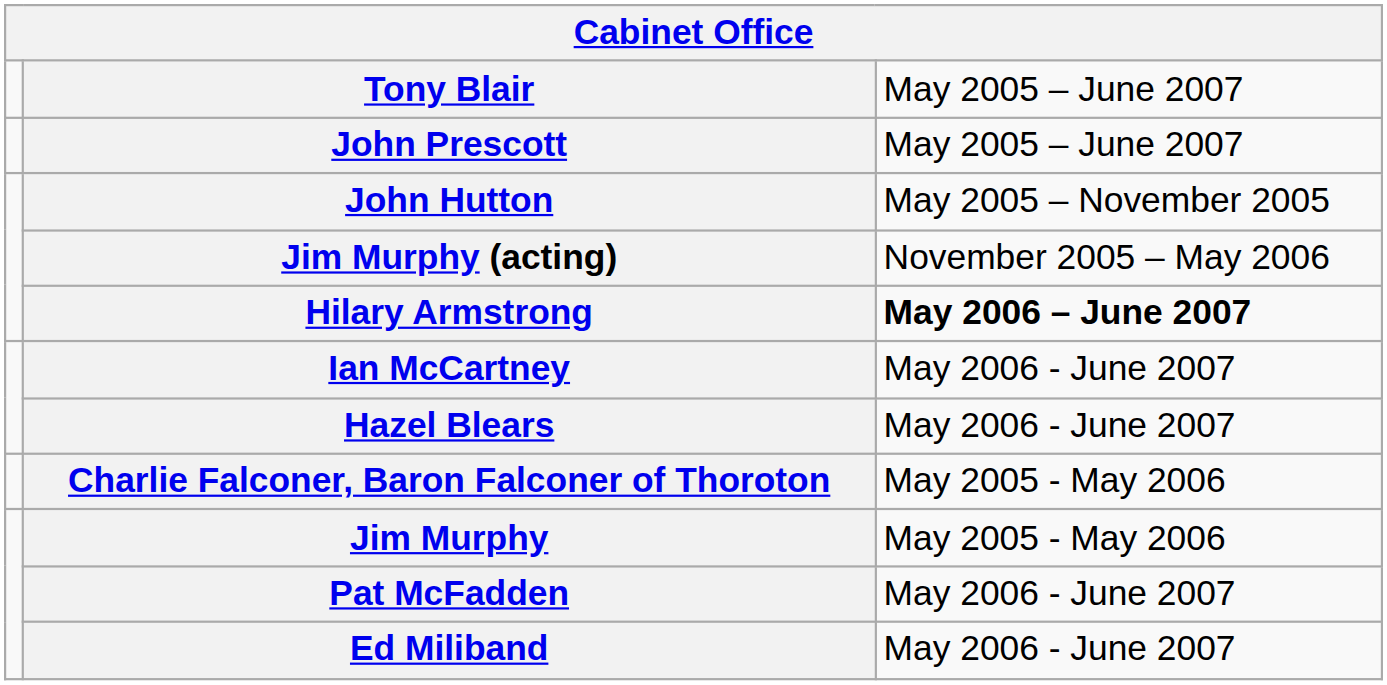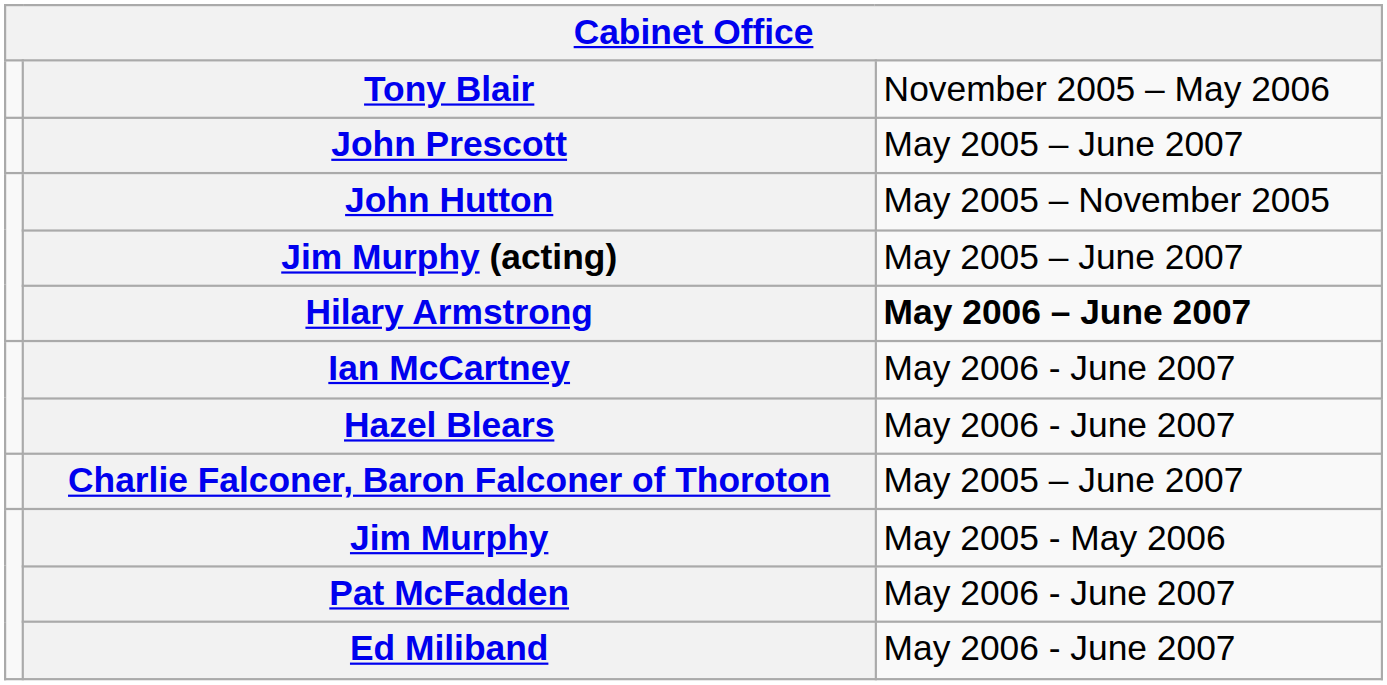(1064, 88) May 2005 – June 2007 -> (1107, 88) November 2005 – May 2006
(1107, 256) November 2005 – May 2006 -> (1064, 256) May 2005 – June 2007
(1055, 481) May 2005 - May 2006 -> (1064, 481) May 2005 – June 2007
